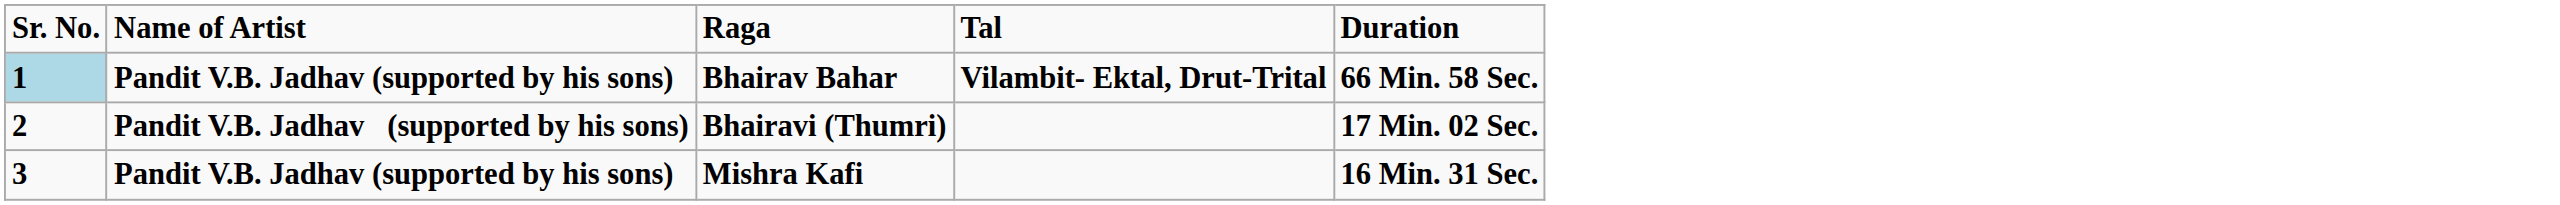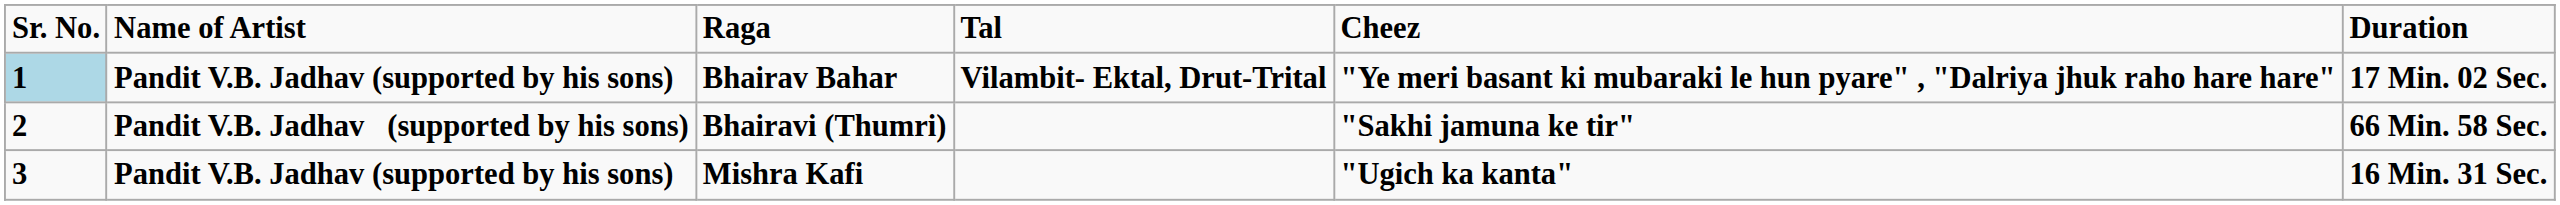+ column: (1380, 28)
(1439, 77) 66 Min. 58 Sec. -> (2448, 77) 17 Min. 02 Sec.
(1439, 125) 17 Min. 02 Sec. -> (2448, 125) 66 Min. 58 Sec.
